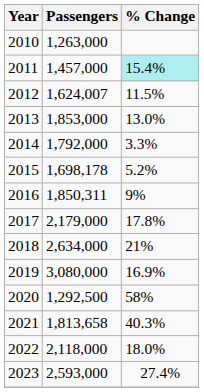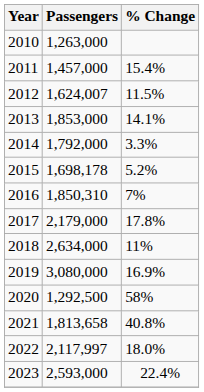(145, 68) paleturquoise background -> (145, 68) no background
(145, 119) 13.0% -> (145, 119) 14.1%
(77, 195) 1,850,311 -> (77, 195) 1,850,310
(135, 195) 9% -> (135, 195) 7%
(139, 246) 21% -> (139, 246) 11%
(145, 323) 40.3% -> (145, 323) 40.8%
(77, 348) 2,118,000 -> (77, 348) 2,117,997
(160, 374) 27.4% -> (160, 374) 22.4%
